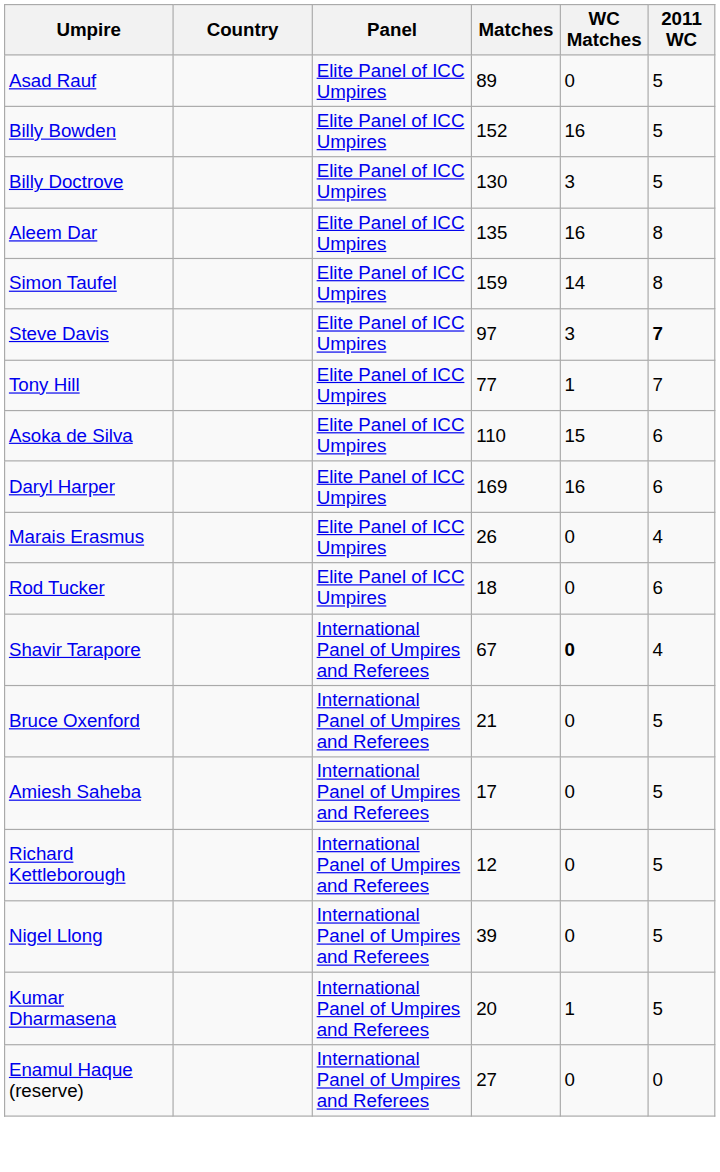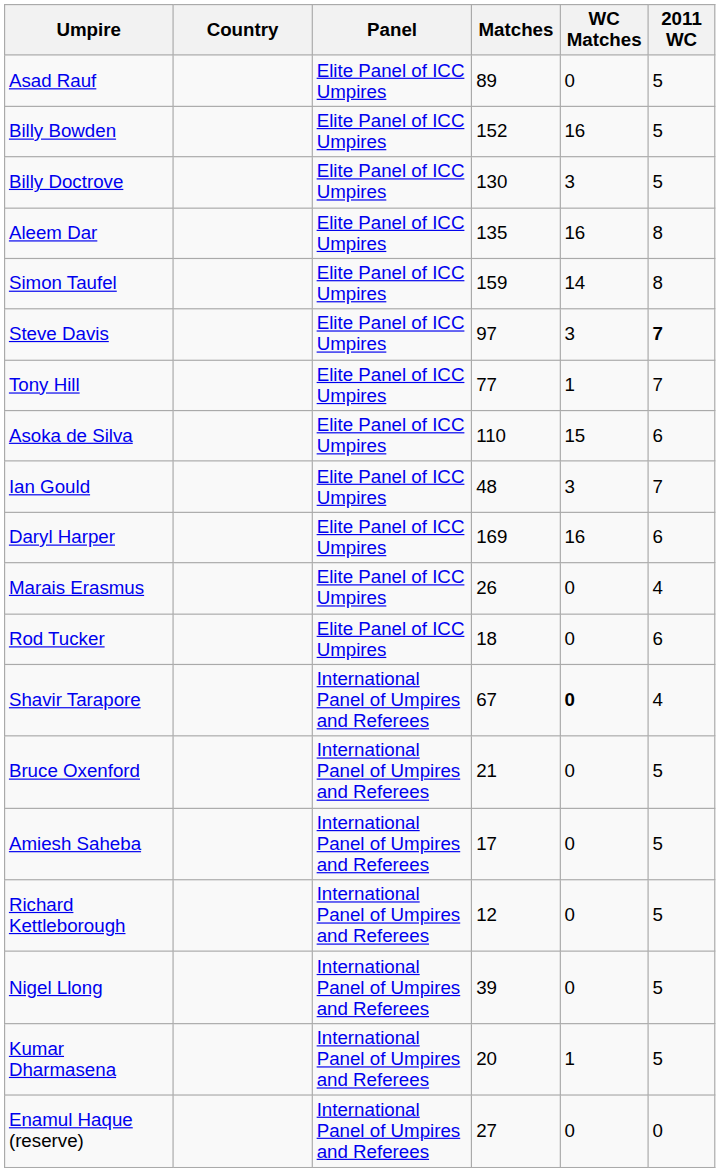+ row: (49, 486)
